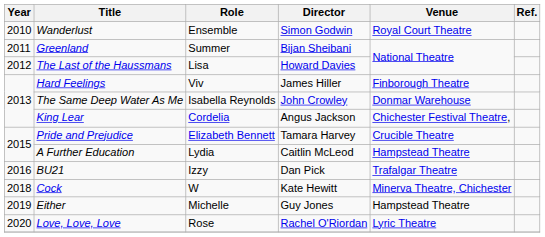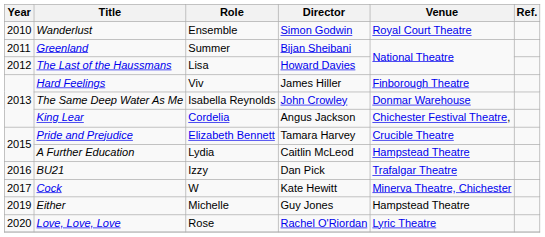(19, 188) 2018 -> (19, 188) 2017
